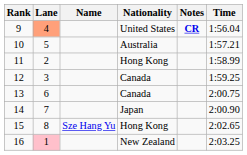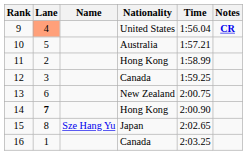columns swapped: (224, 12) <-> (192, 12)
(135, 93) Canada -> (147, 93) New Zealand
(46, 110) normal -> (46, 110) bold
(132, 110) Japan -> (144, 110) Hong Kong
(144, 126) Hong Kong -> (132, 126) Japan
(46, 142) pink background -> (46, 142) no background
(147, 142) New Zealand -> (135, 142) Canada
